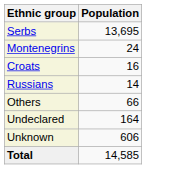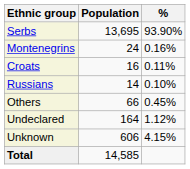+ column: (163, 13)
